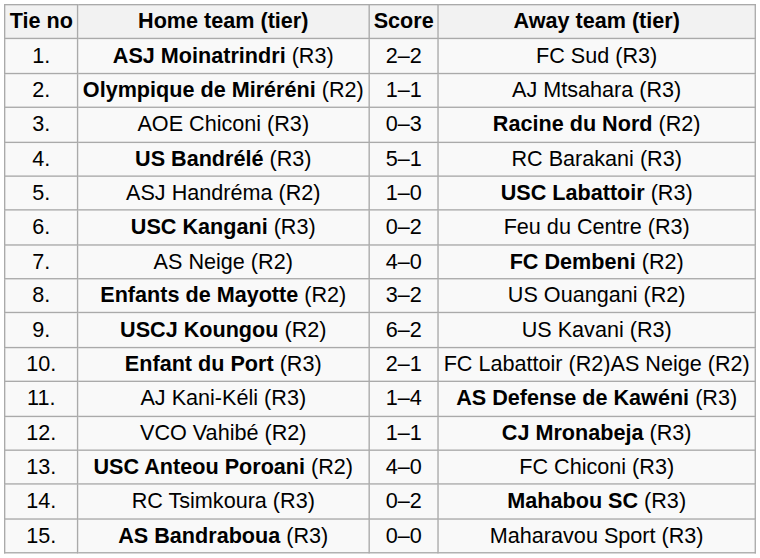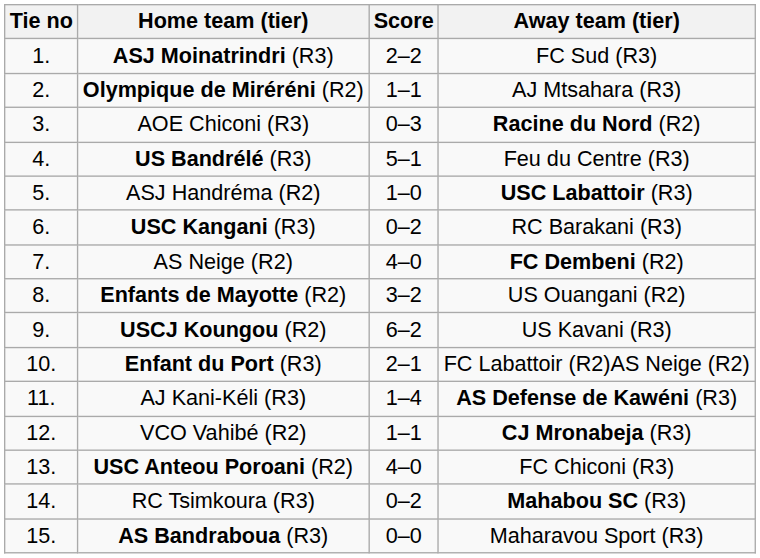(597, 158) RC Barakani (R3) -> (597, 158) Feu du Centre (R3)
(597, 227) Feu du Centre (R3) -> (597, 227) RC Barakani (R3)
